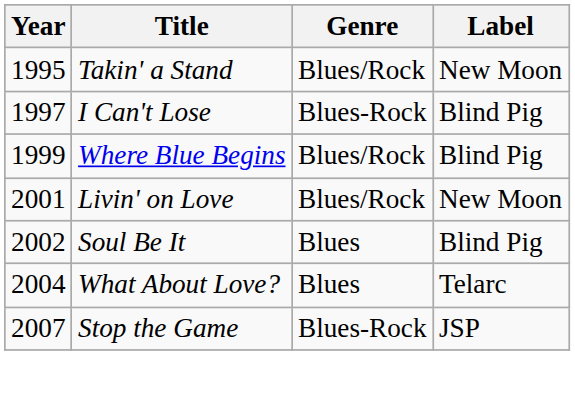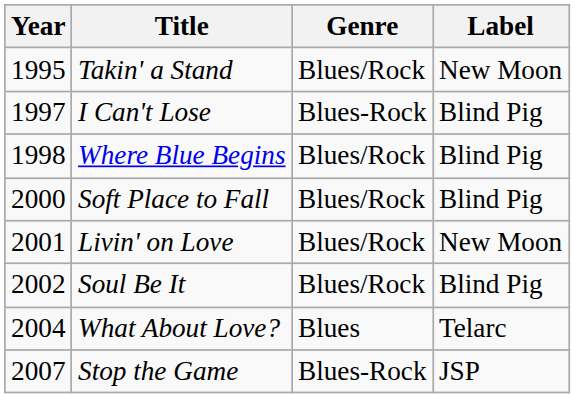(38, 155) 1999 -> (38, 155) 1998
+ row: (174, 198)
(329, 241) Blues -> (362, 284) Blues/Rock
